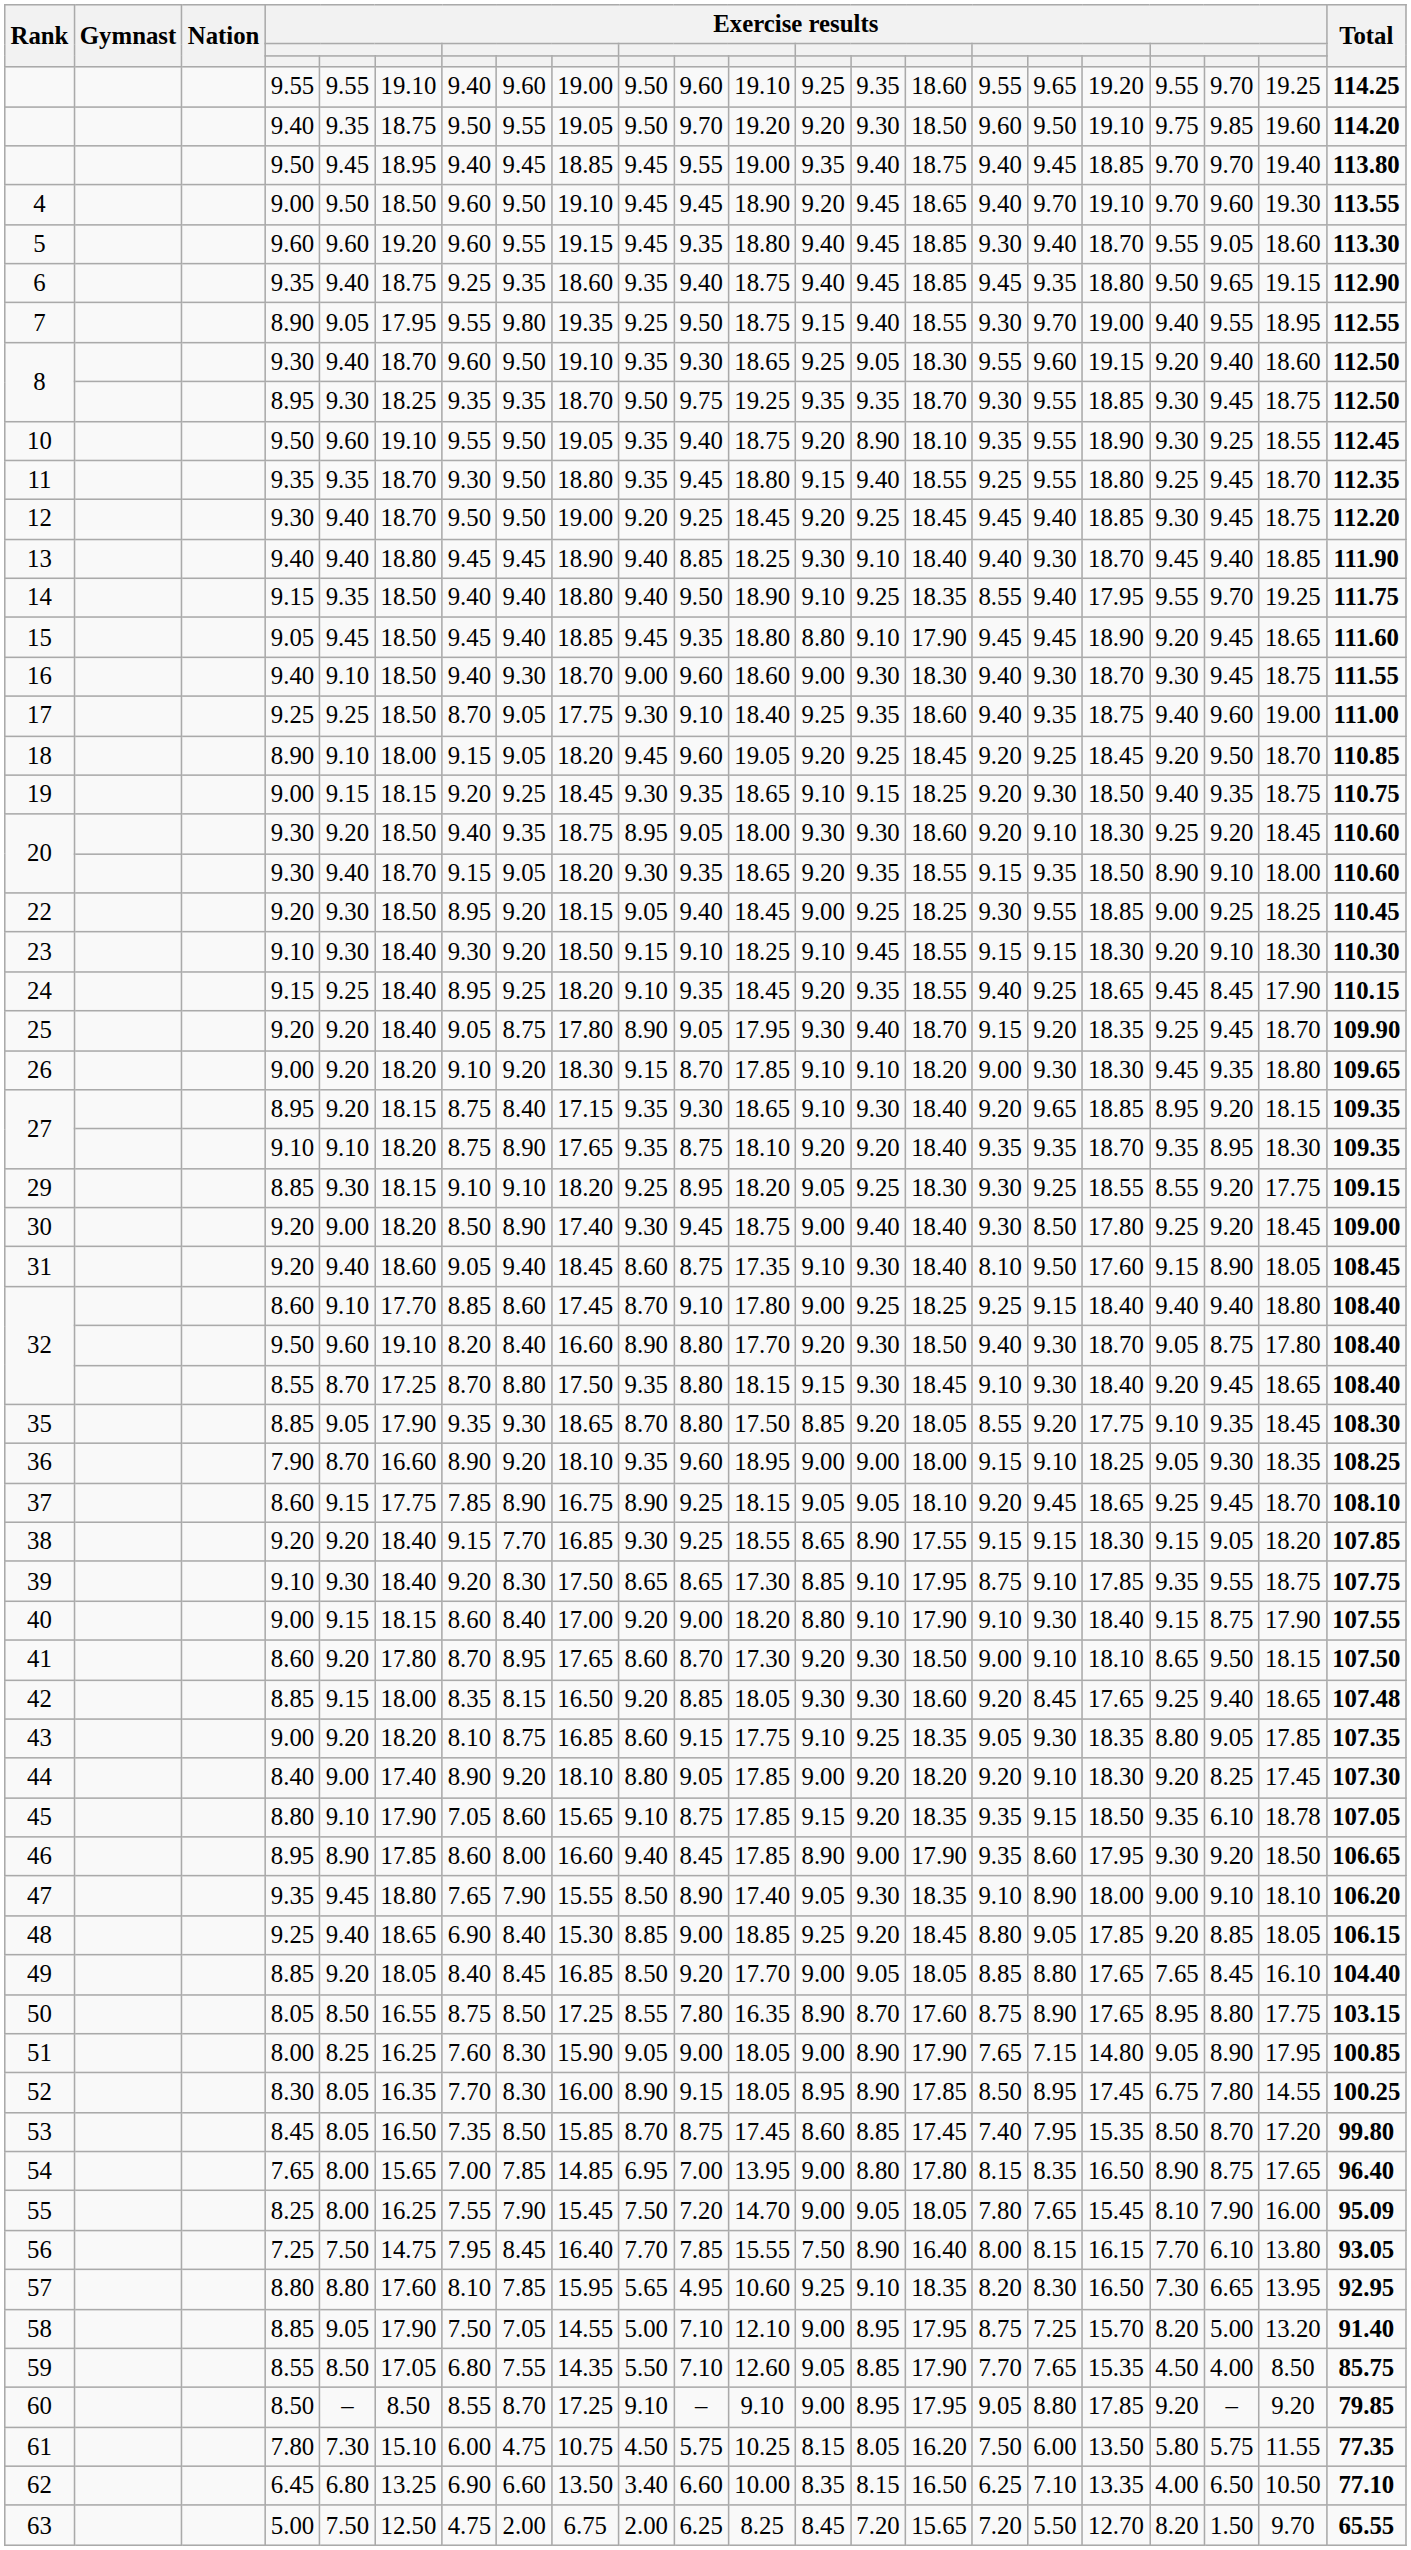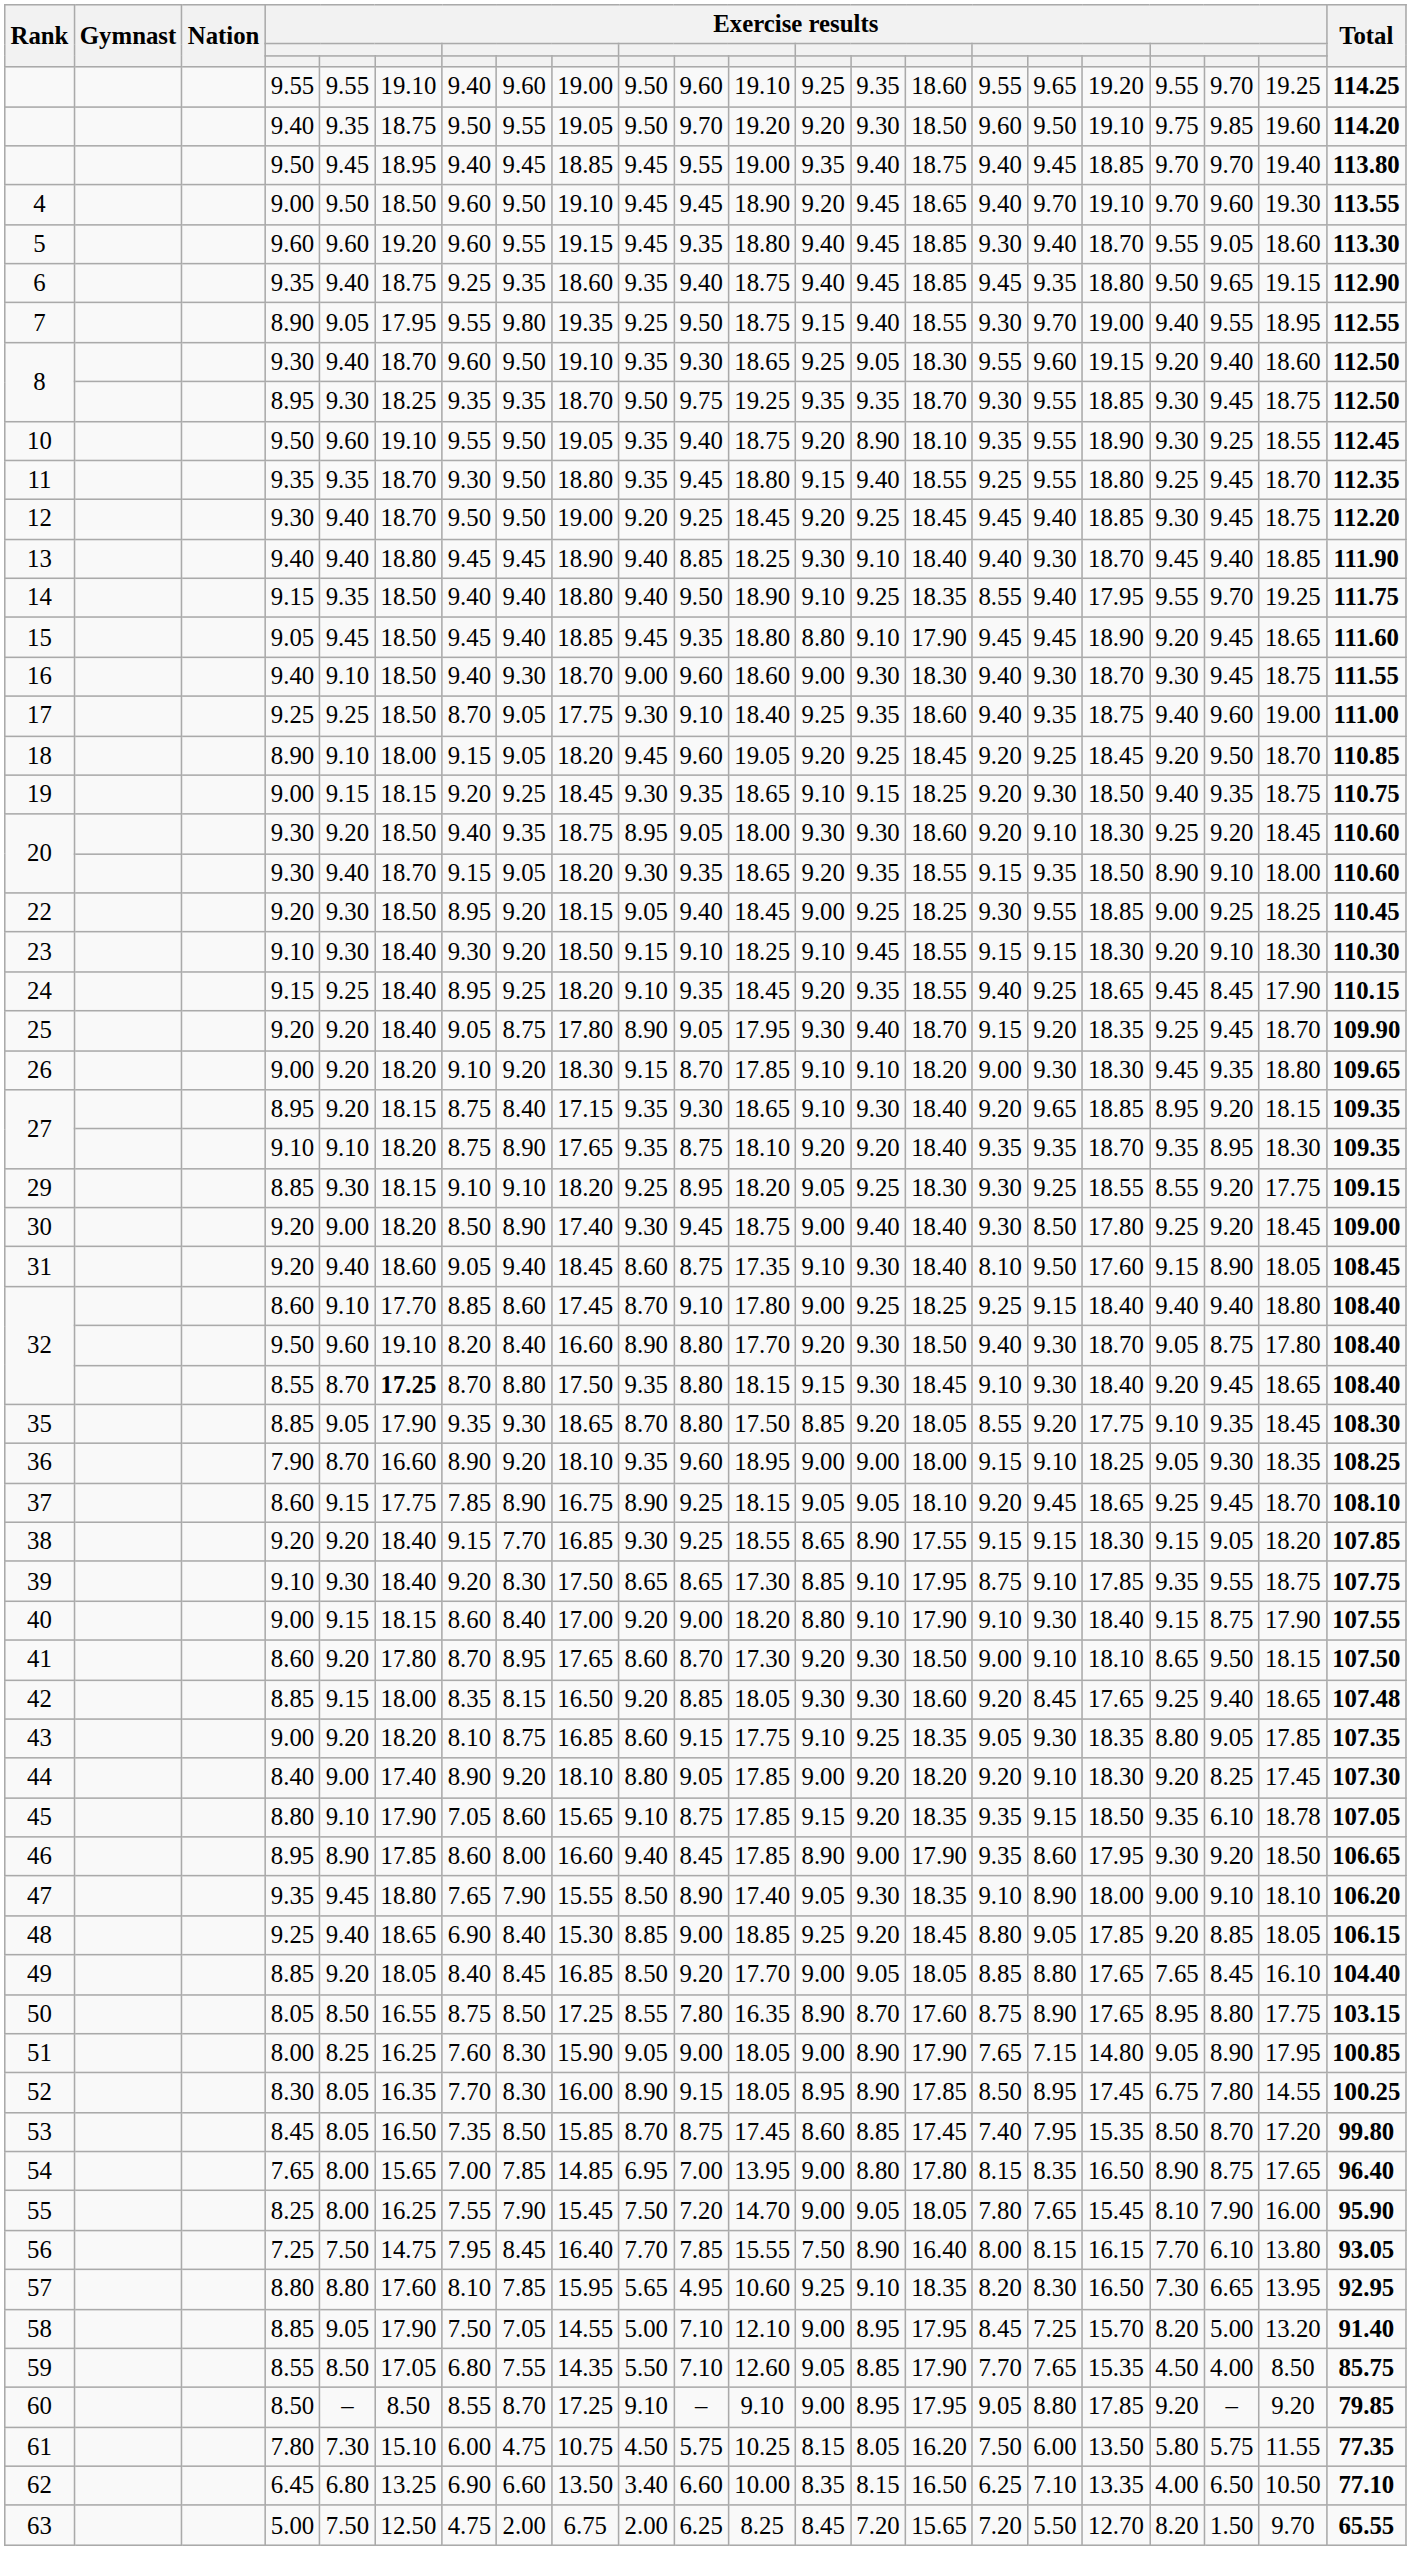(408, 1384) normal -> (408, 1384) bold
(1366, 2210) 95.09 -> (1366, 2210) 95.90
(1000, 2328) 8.75 -> (1000, 2328) 8.45
